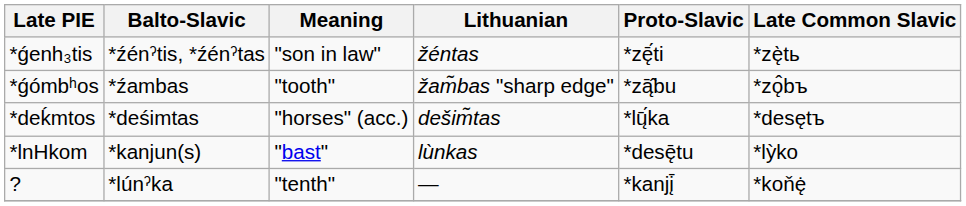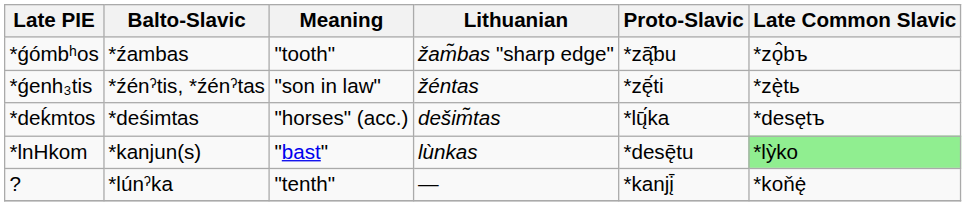rows swapped: (54, 86) <-> (51, 53)
(776, 151) no background -> (776, 151) lightgreen background
